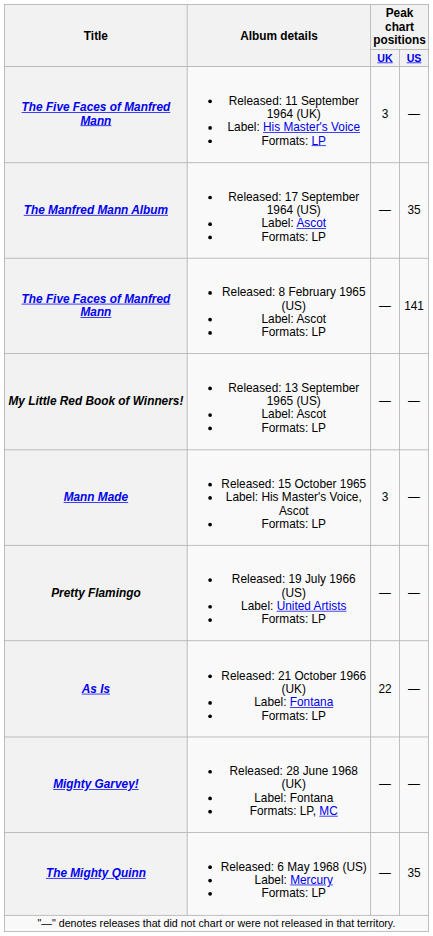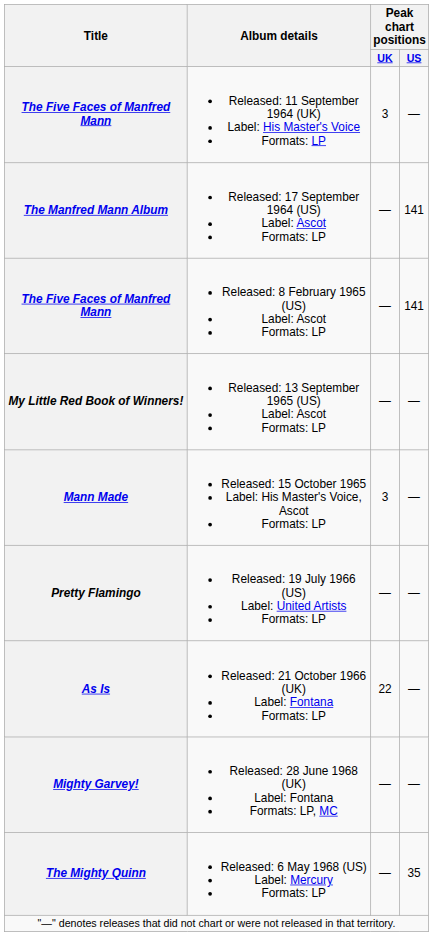(414, 210) 35 -> (414, 210) 141
